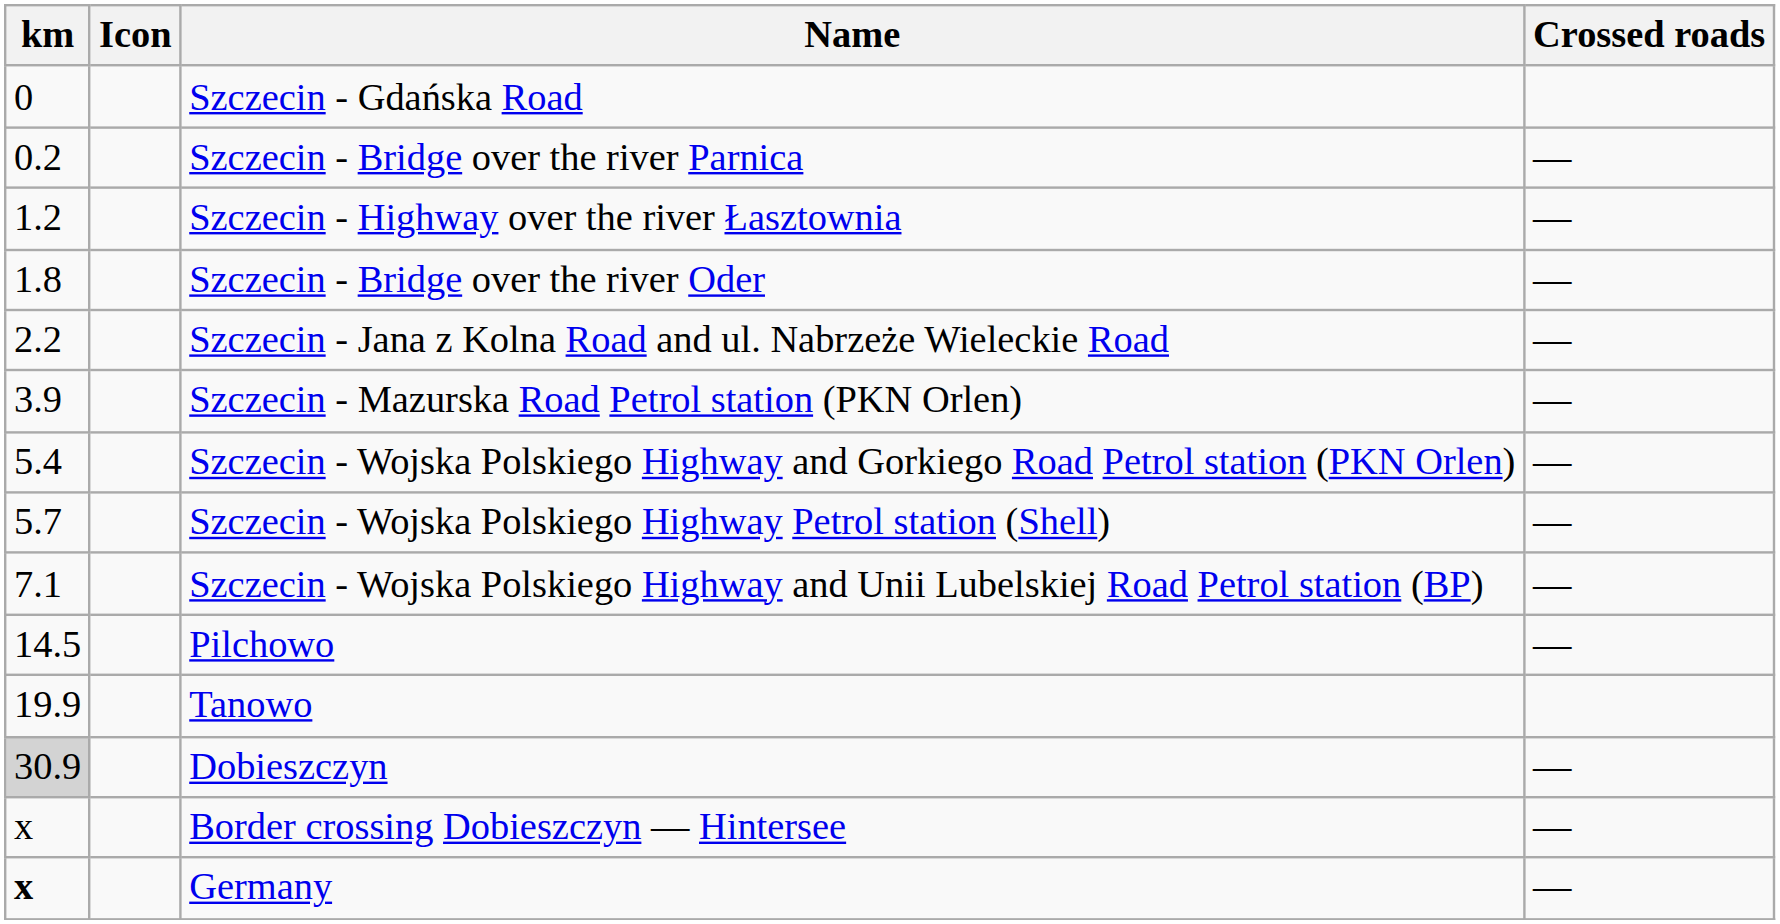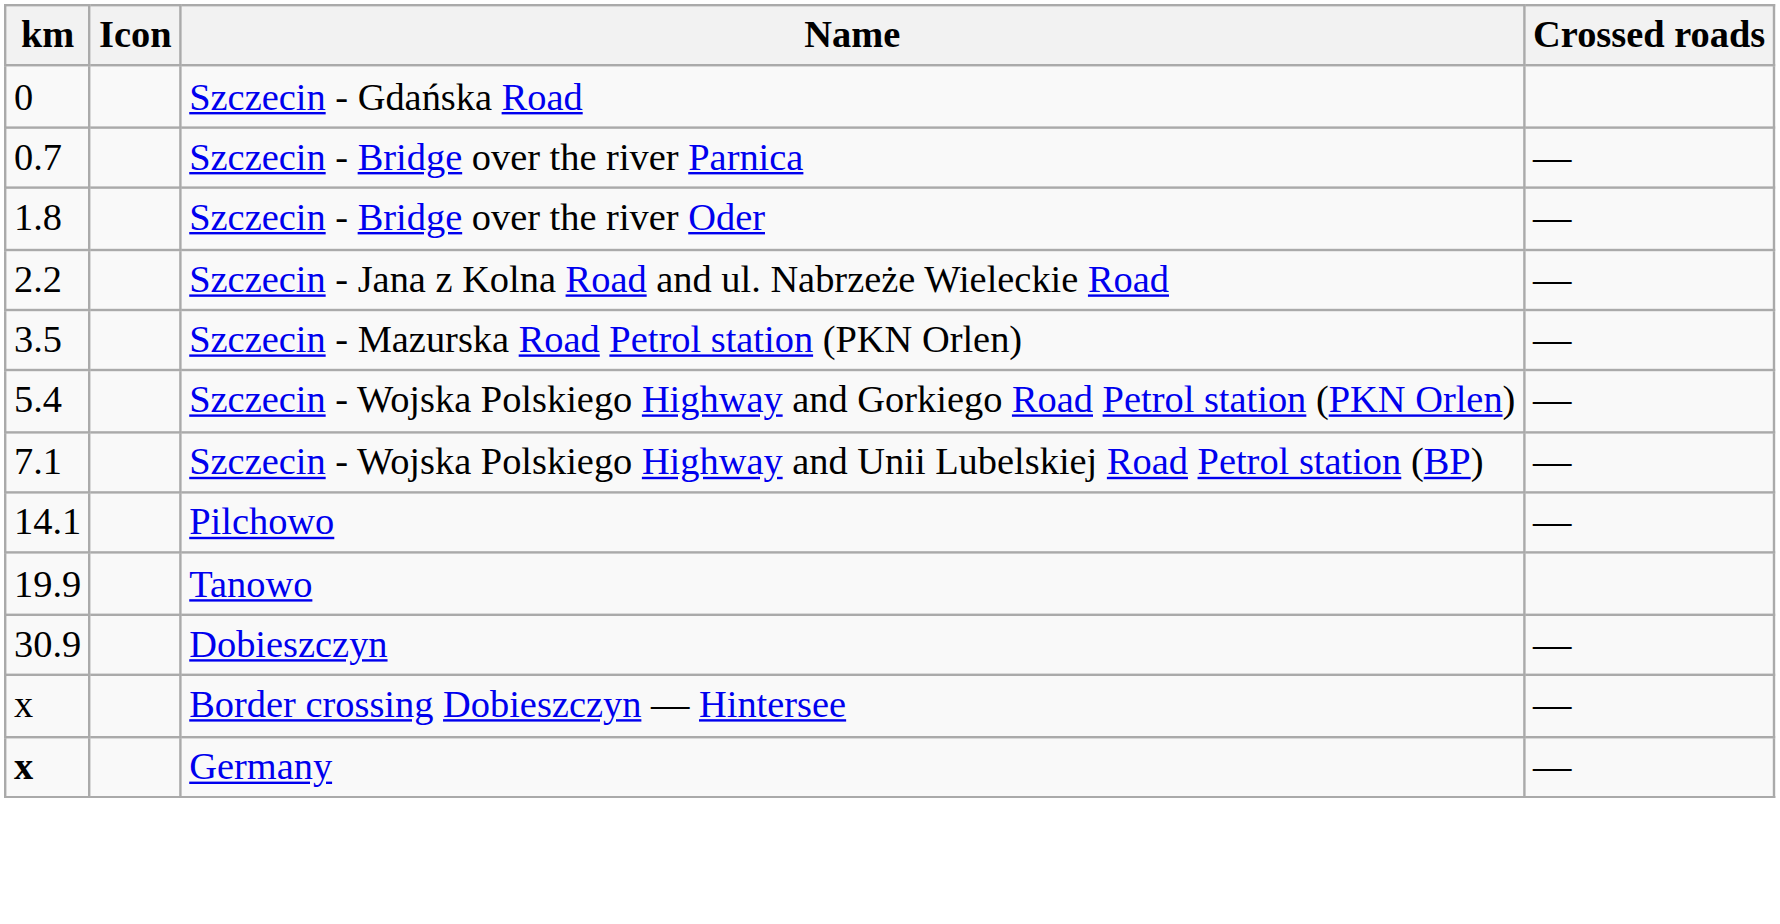(38, 156) 0.2 -> (38, 156) 0.7
- row: (545, 217)
(38, 400) 3.9 -> (38, 339) 3.5
- row: (650, 522)
(48, 643) 14.5 -> (48, 522) 14.1
(48, 765) lightgrey background -> (48, 643) no background
